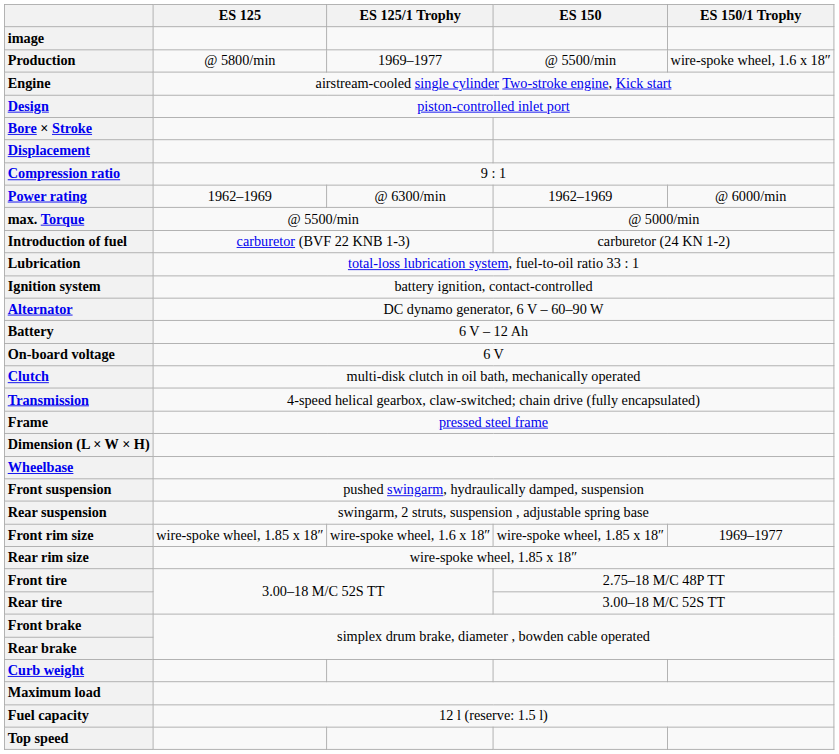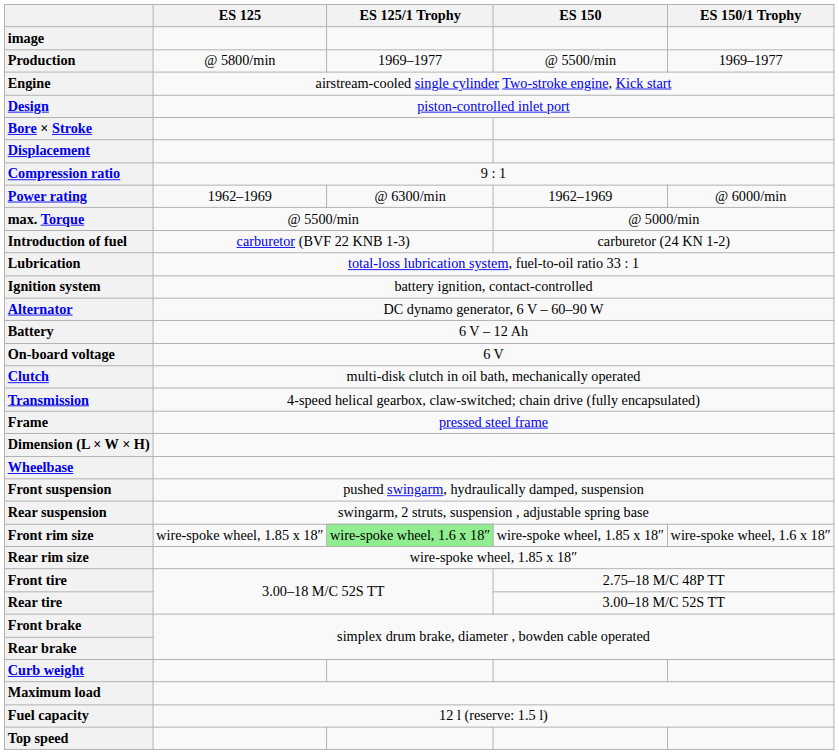(751, 60) wire-spoke wheel, 1.6 x 18″ -> (751, 60) 1969–1977
(410, 535) no background -> (410, 535) lightgreen background
(751, 535) 1969–1977 -> (751, 535) wire-spoke wheel, 1.6 x 18″
